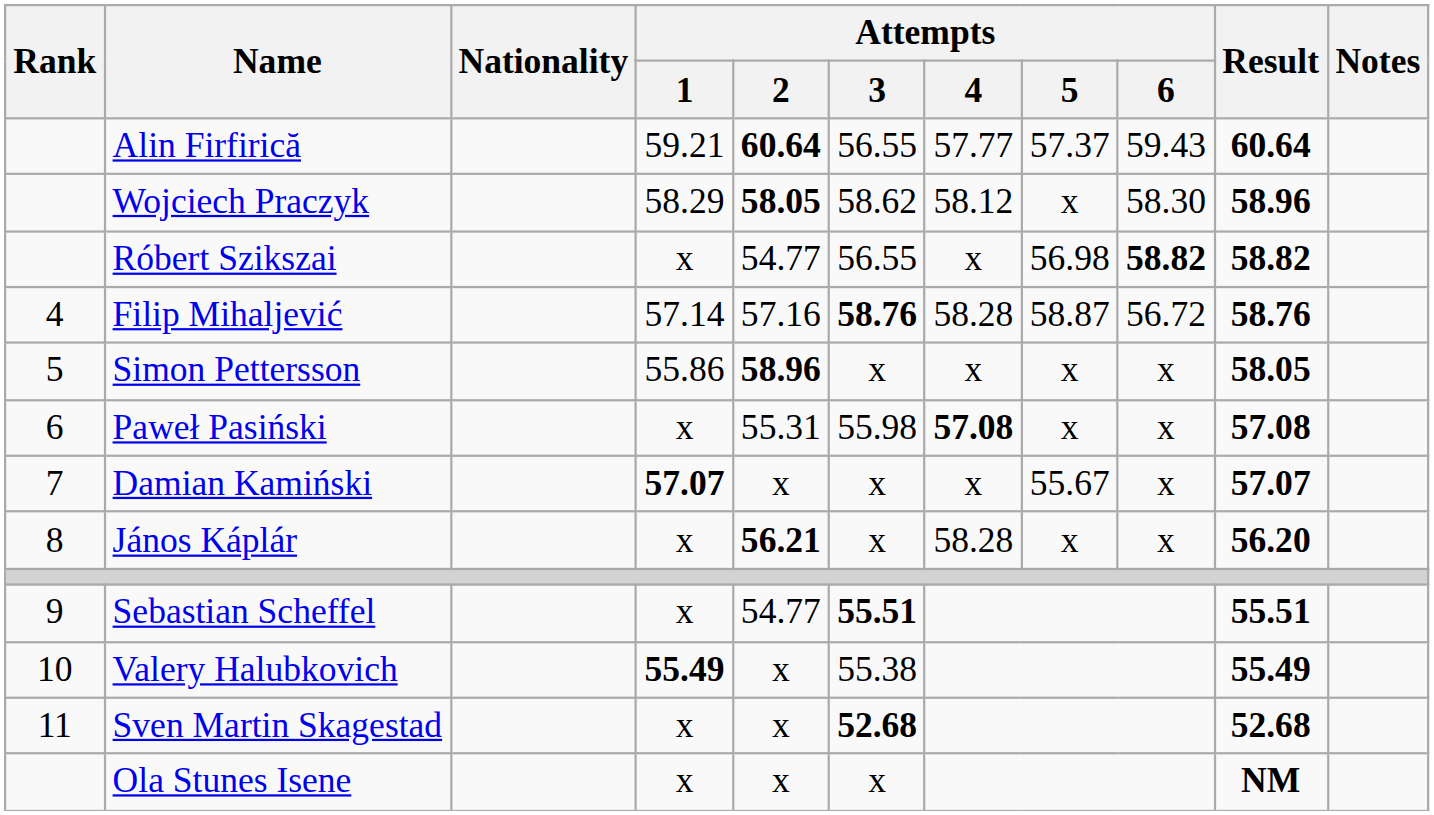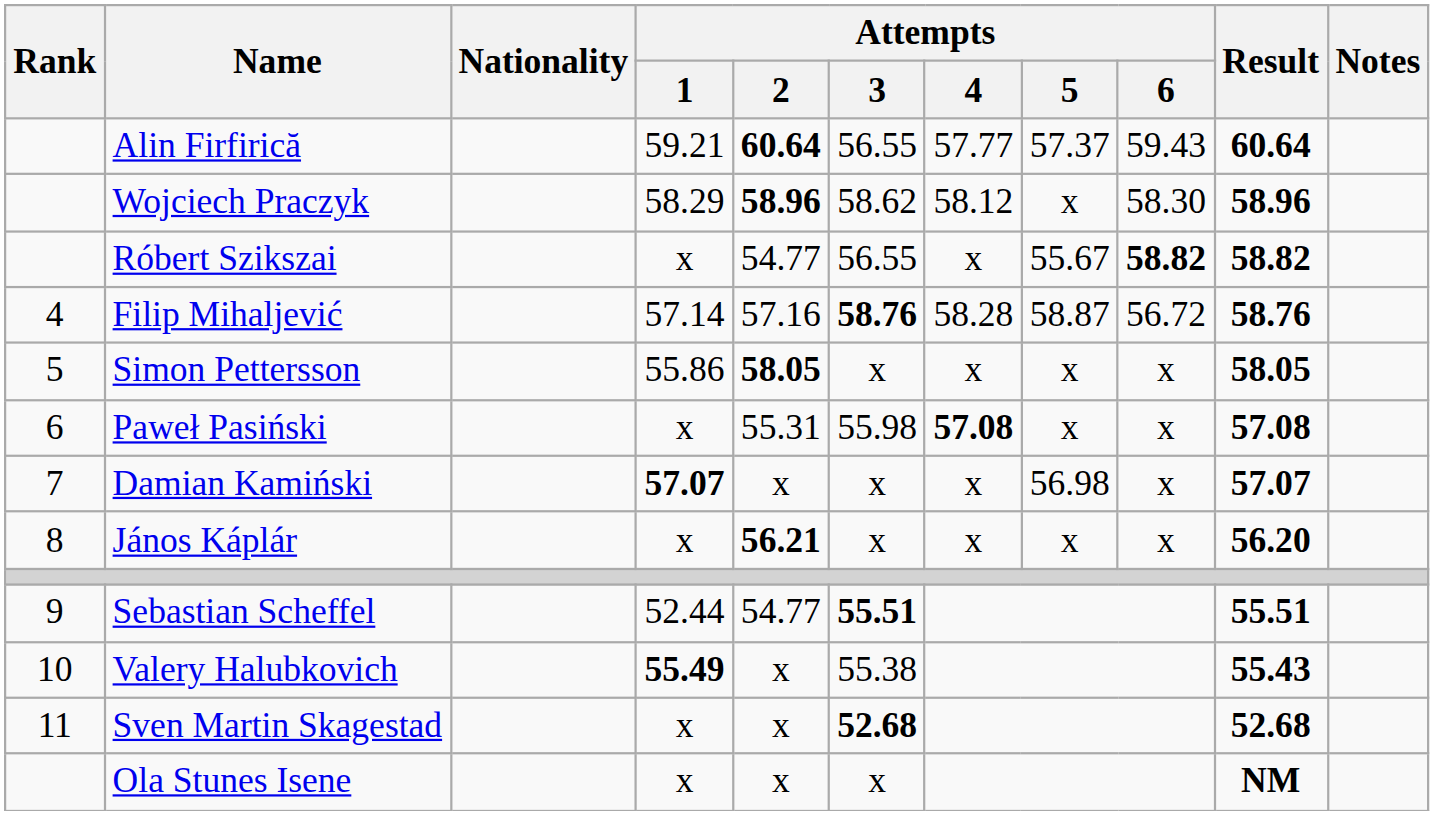(781, 201) 58.05 -> (781, 201) 58.96
(1070, 257) 56.98 -> (1070, 257) 55.67
(781, 370) 58.96 -> (781, 370) 58.05
(1070, 483) 55.67 -> (1070, 483) 56.98
(973, 539) 58.28 -> (973, 539) x
(685, 612) x -> (685, 612) 52.44
(1271, 668) 55.49 -> (1271, 668) 55.43
